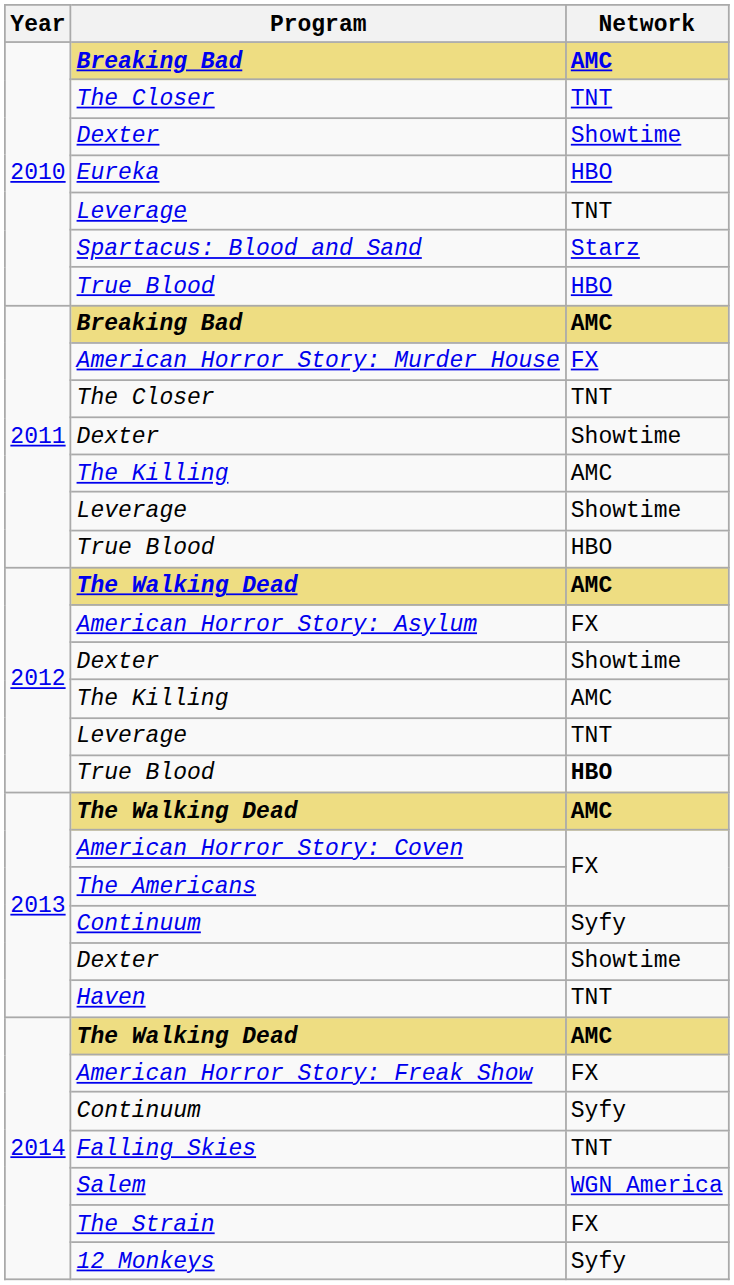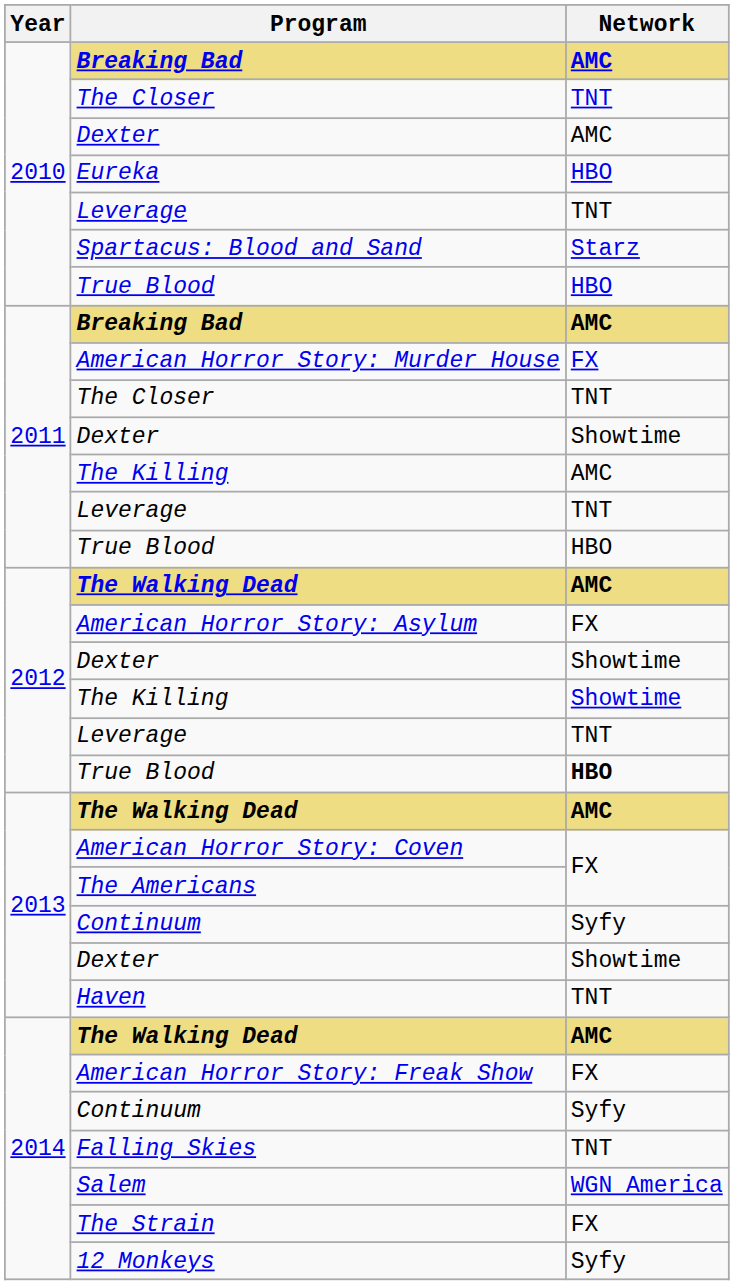(626, 136) Showtime -> (592, 136) AMC
(626, 511) Showtime -> (592, 511) TNT
(592, 699) AMC -> (626, 699) Showtime
